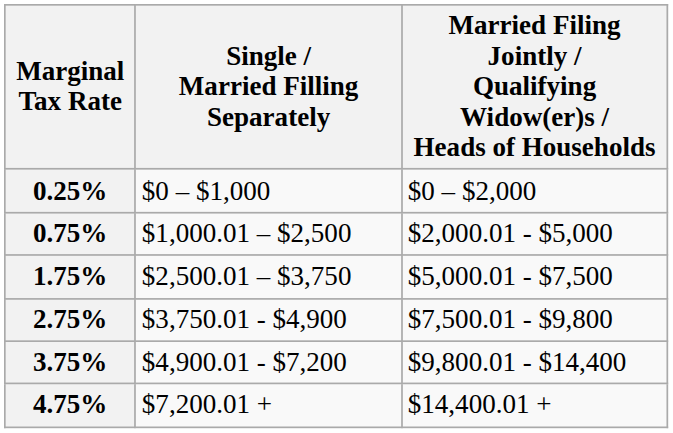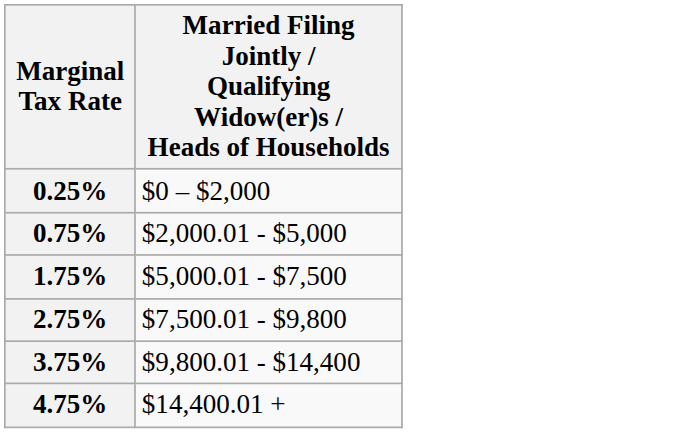- column: (269, 86)
